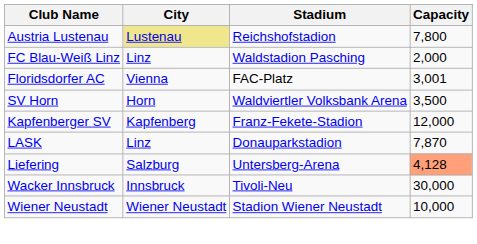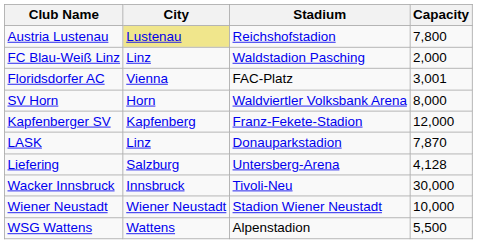(430, 100) 3,500 -> (430, 100) 8,000
(430, 164) lightsalmon background -> (430, 164) no background
+ row: (50, 228)
